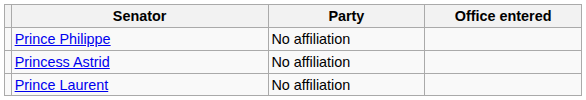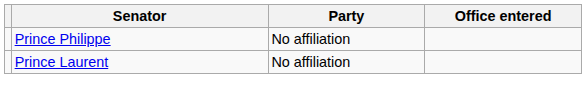- row: (62, 62)
